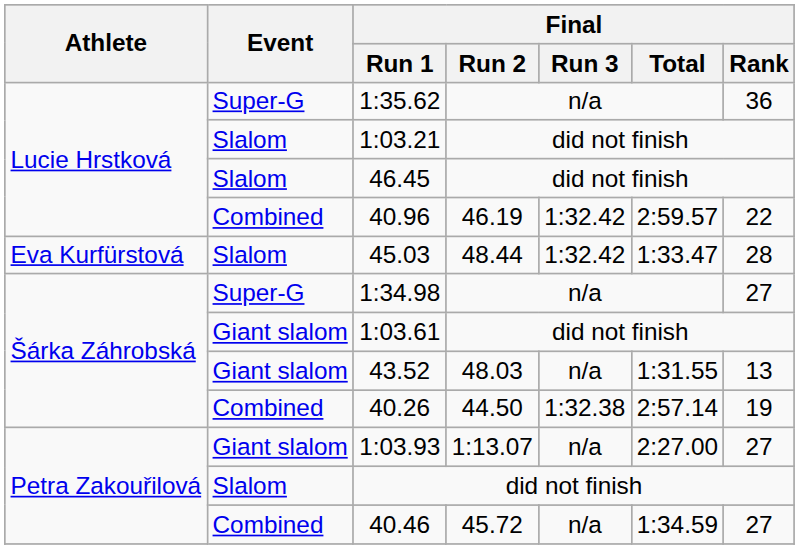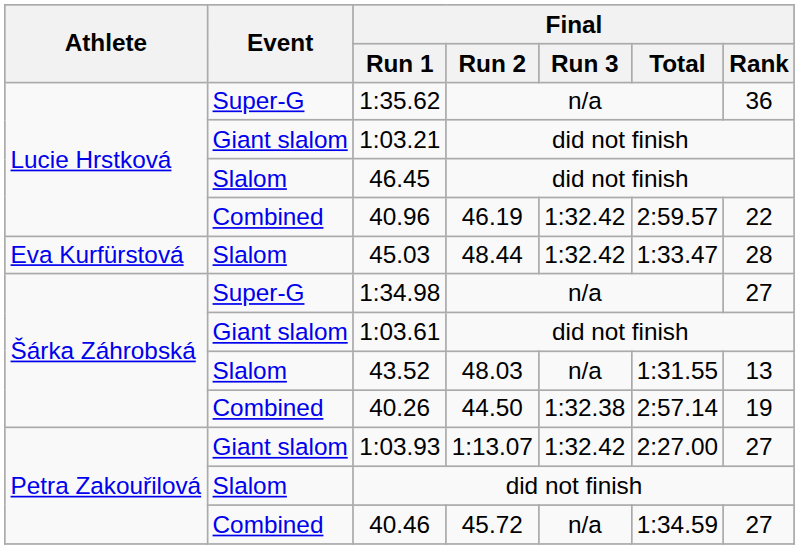(250, 140) Slalom -> (280, 140) Giant slalom
(280, 370) Giant slalom -> (250, 370) Slalom
(585, 447) n/a -> (585, 447) 1:32.42
